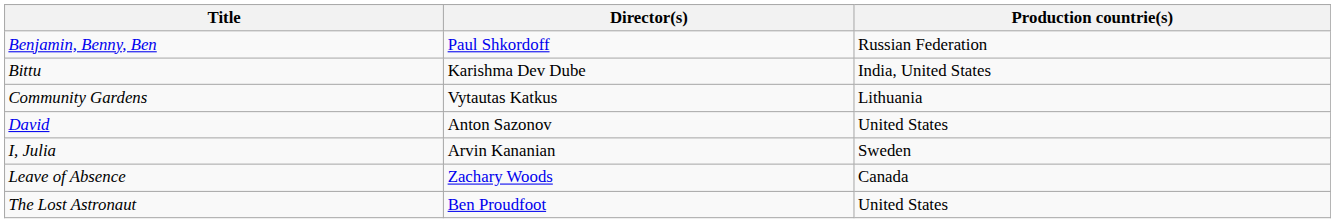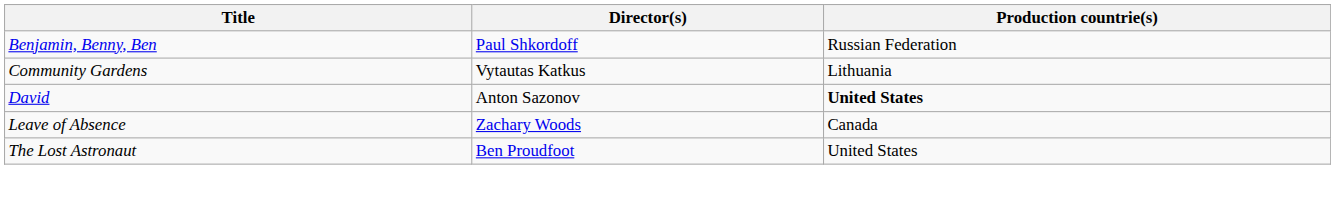- row: (25, 71)
(903, 124) normal -> (875, 97) bold
- row: (32, 151)
